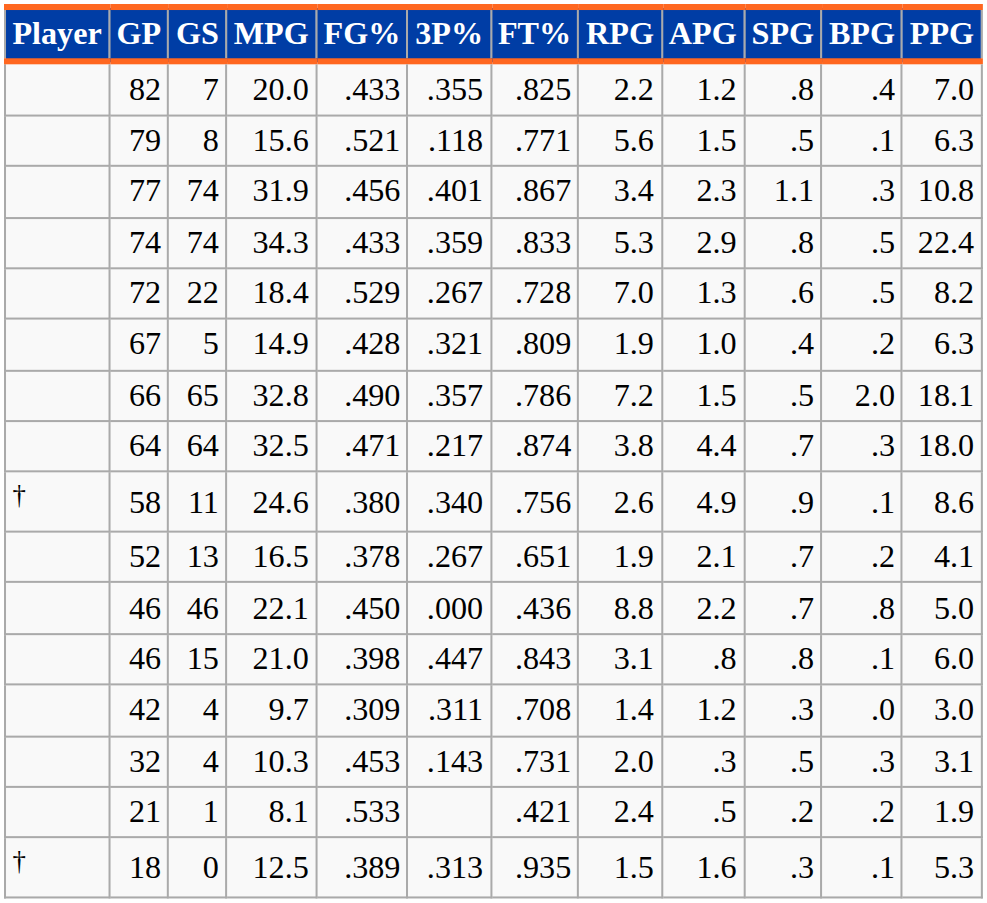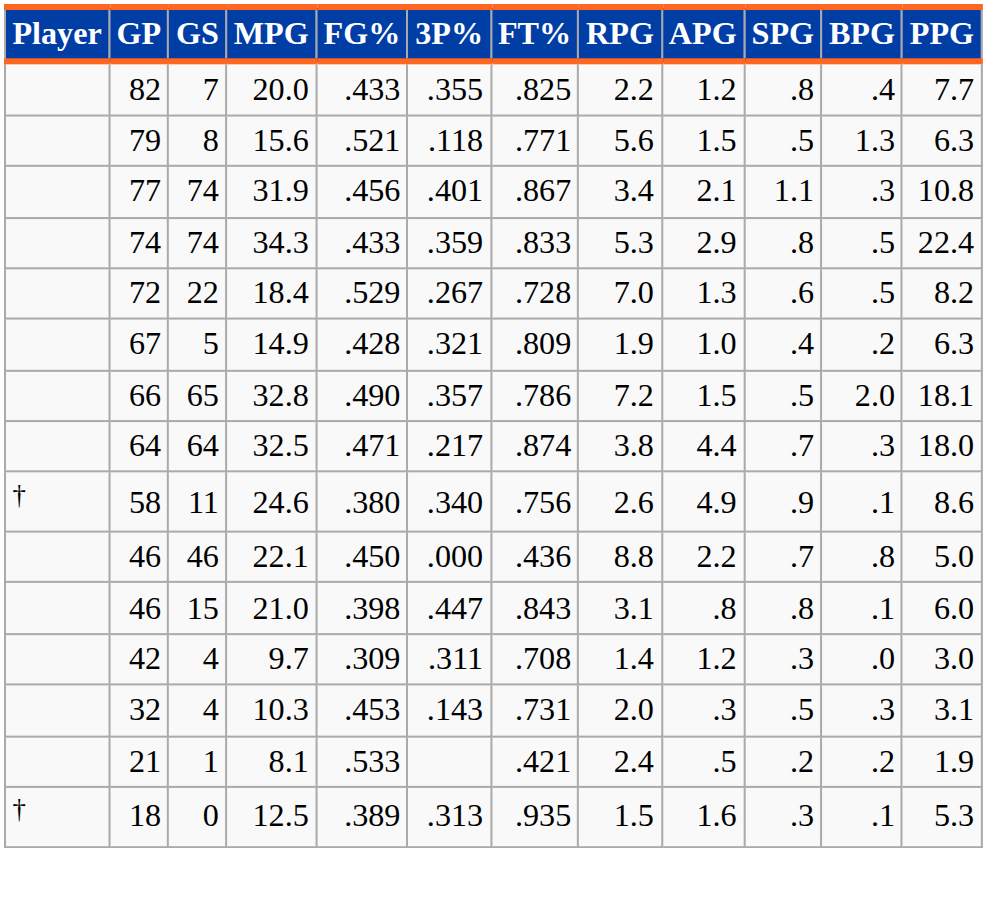(954, 89) 7.0 -> (954, 89) 7.7
(883, 140) .1 -> (875, 140) 1.3
(717, 191) 2.3 -> (717, 191) 2.1
- row: (281, 556)
